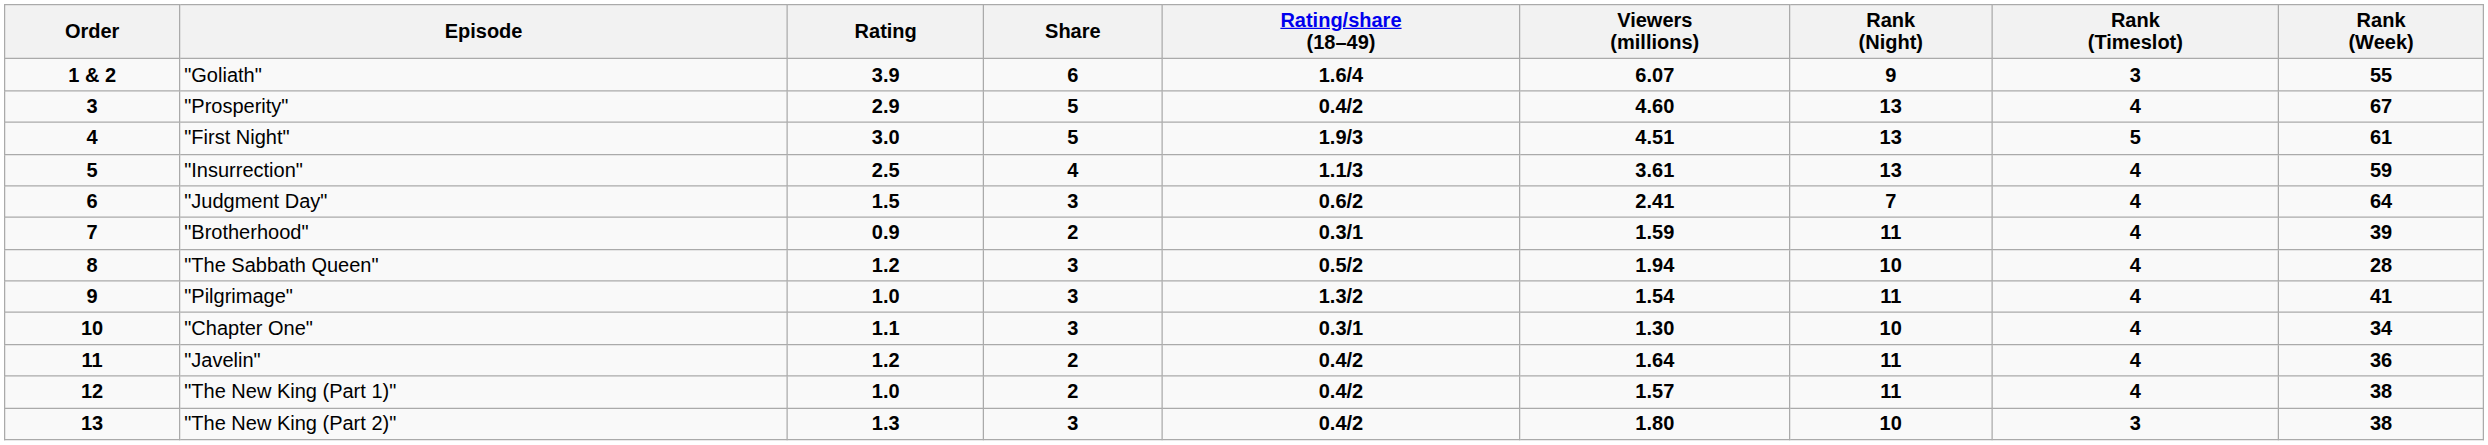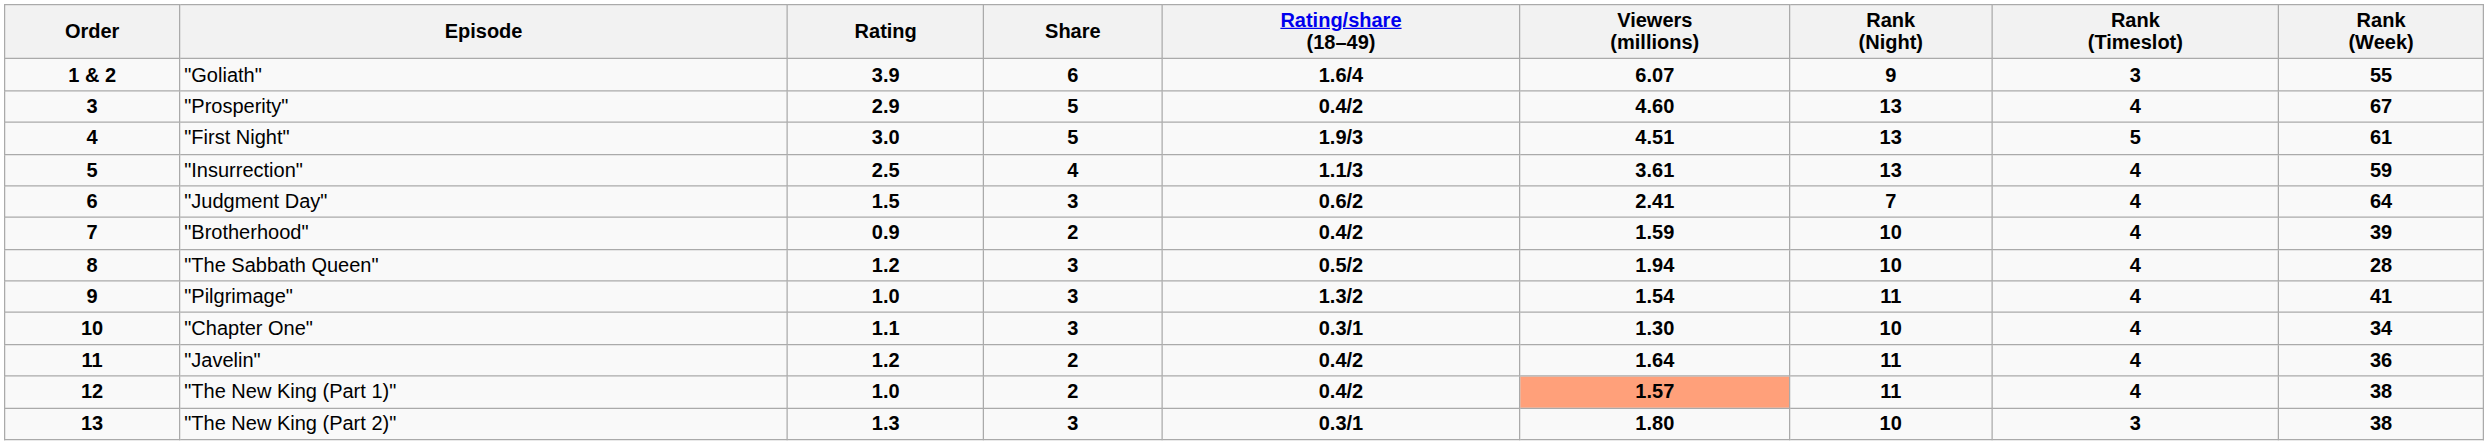(1341, 233) 0.3/1 -> (1341, 233) 0.4/2
(1891, 233) 11 -> (1891, 233) 10
(1655, 391) no background -> (1655, 391) lightsalmon background
(1341, 423) 0.4/2 -> (1341, 423) 0.3/1
